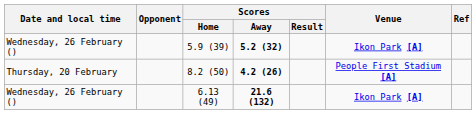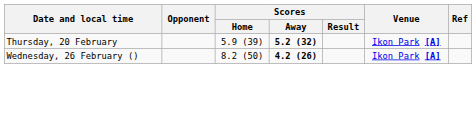(65, 46) Wednesday, 26 February () -> (62, 41) Thursday, 20 February
(62, 71) Thursday, 20 February -> (72, 56) Wednesday, 26 February ()
(388, 71) People First Stadium [A] -> (406, 56) Ikon Park [A]
- row: (208, 97)
